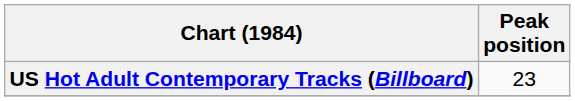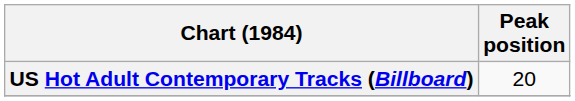(524, 78) 23 -> (524, 78) 20
